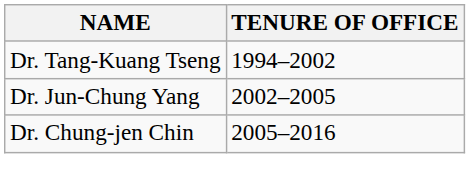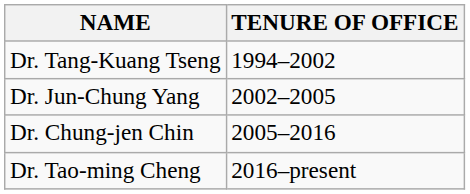+ row: (105, 170)
